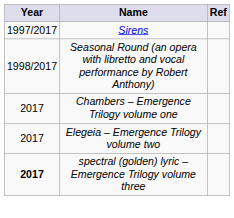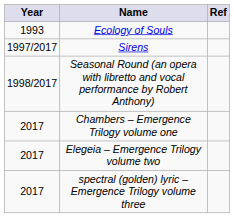+ row: (133, 30)
(32, 174) bold -> (32, 191) normal
